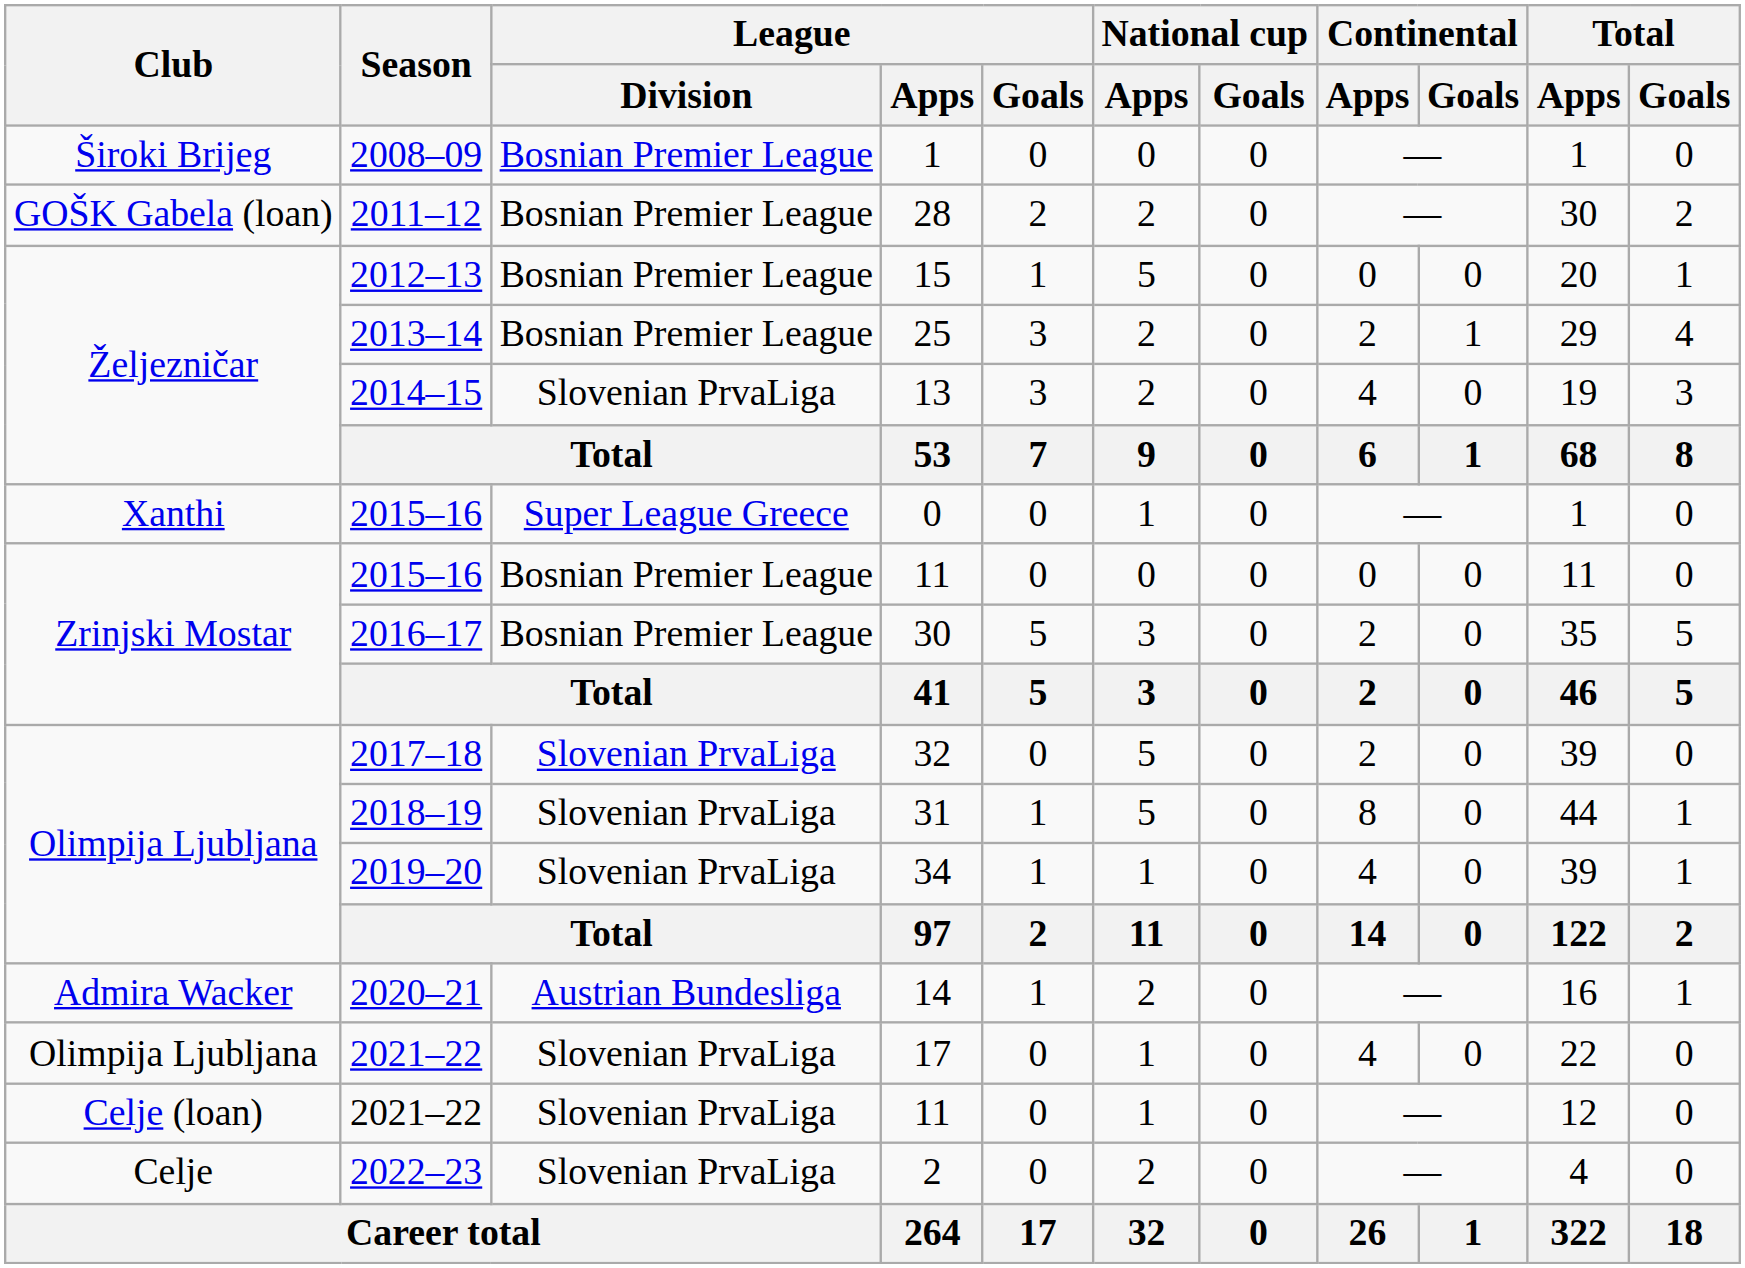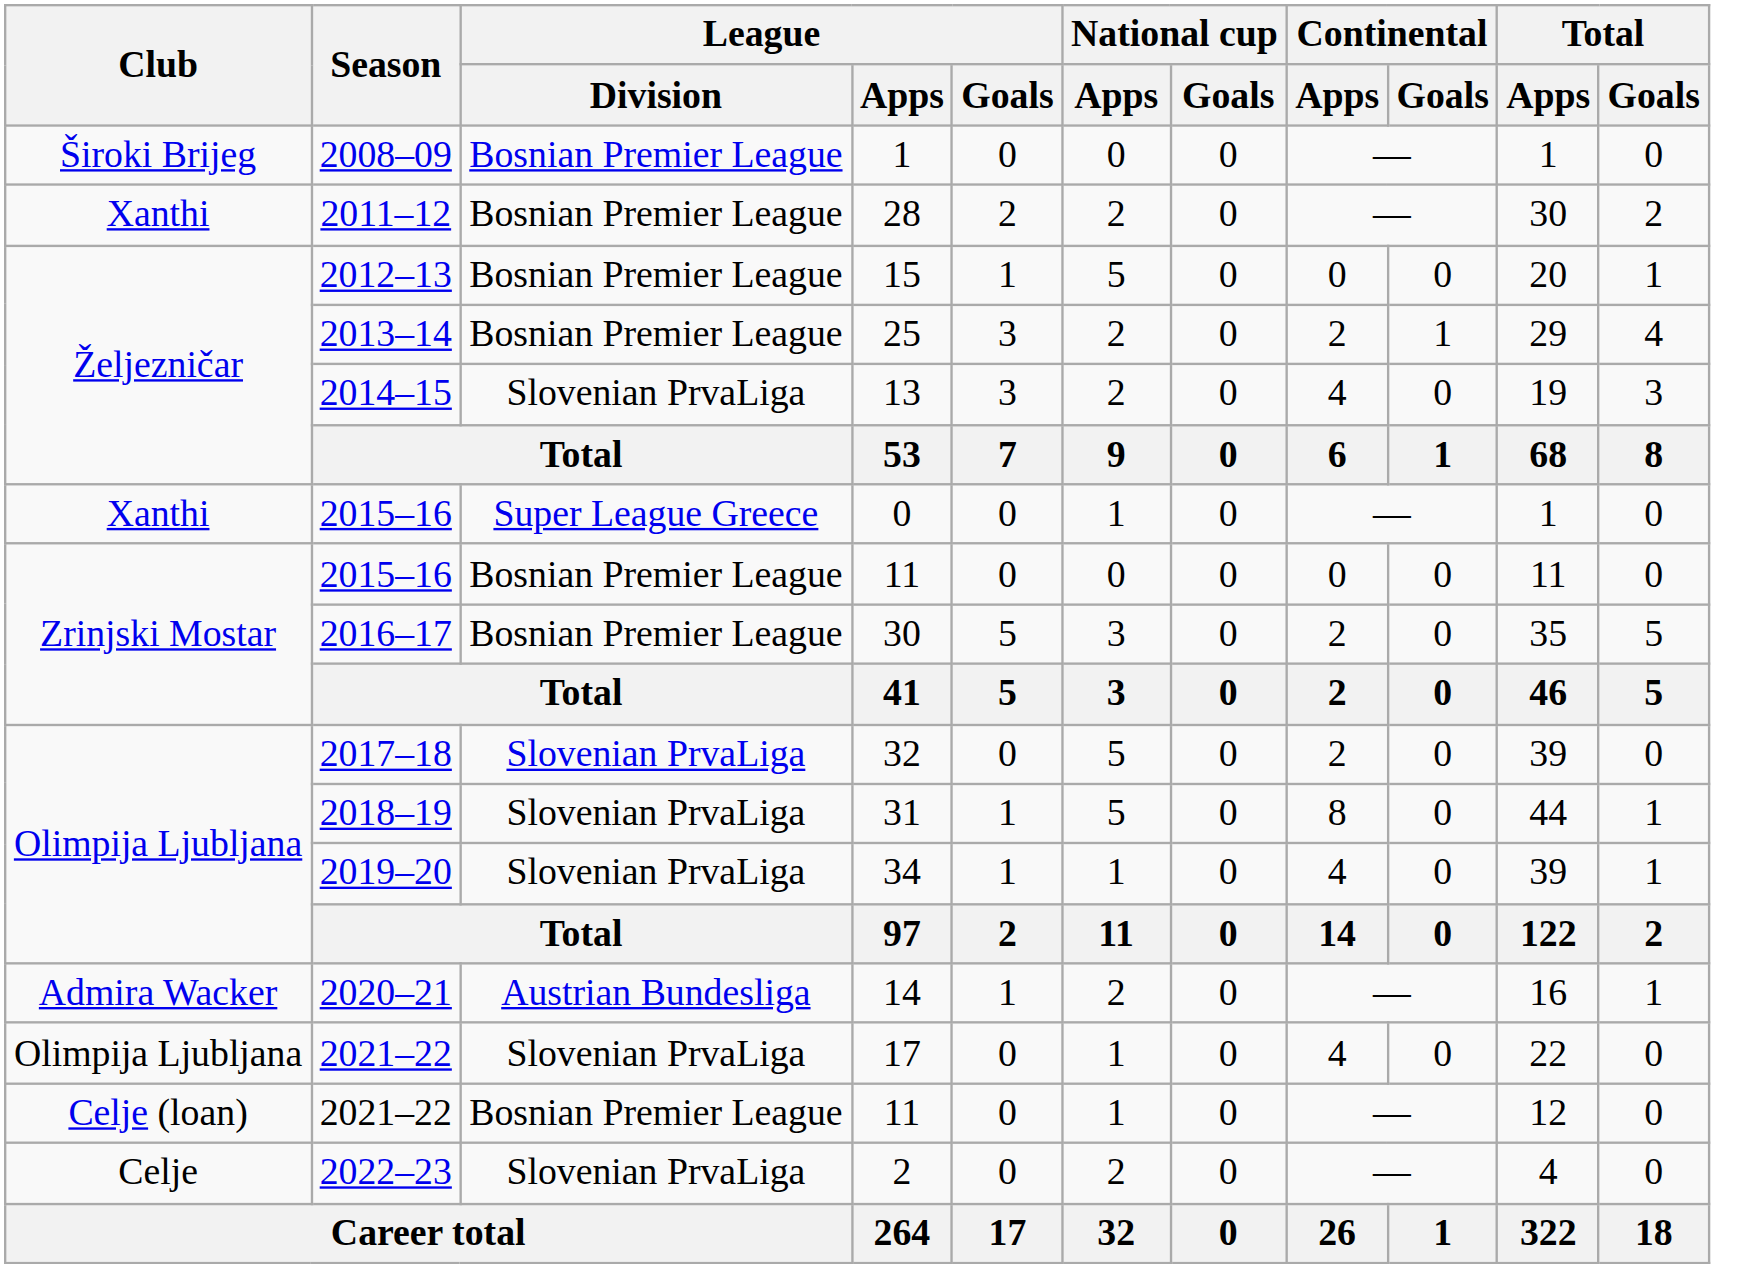(173, 214) GOŠK Gabela (loan) -> (158, 214) Xanthi
(686, 1112) Slovenian PrvaLiga -> (656, 1112) Bosnian Premier League
